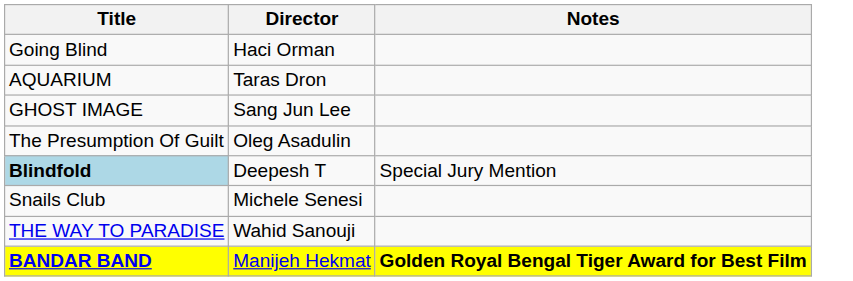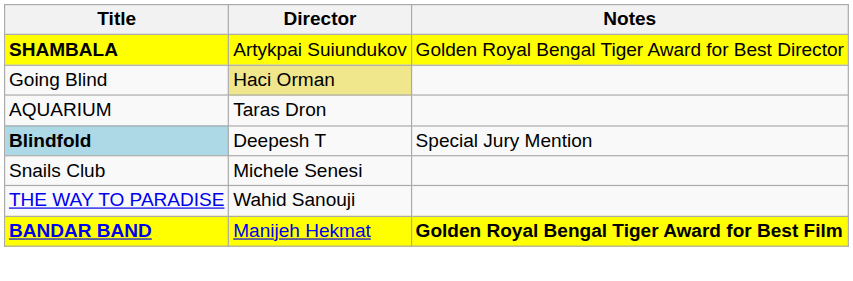+ row: (63, 49)
(284, 49) no background -> (284, 79) khaki background
- row: (76, 110)
- row: (116, 140)
